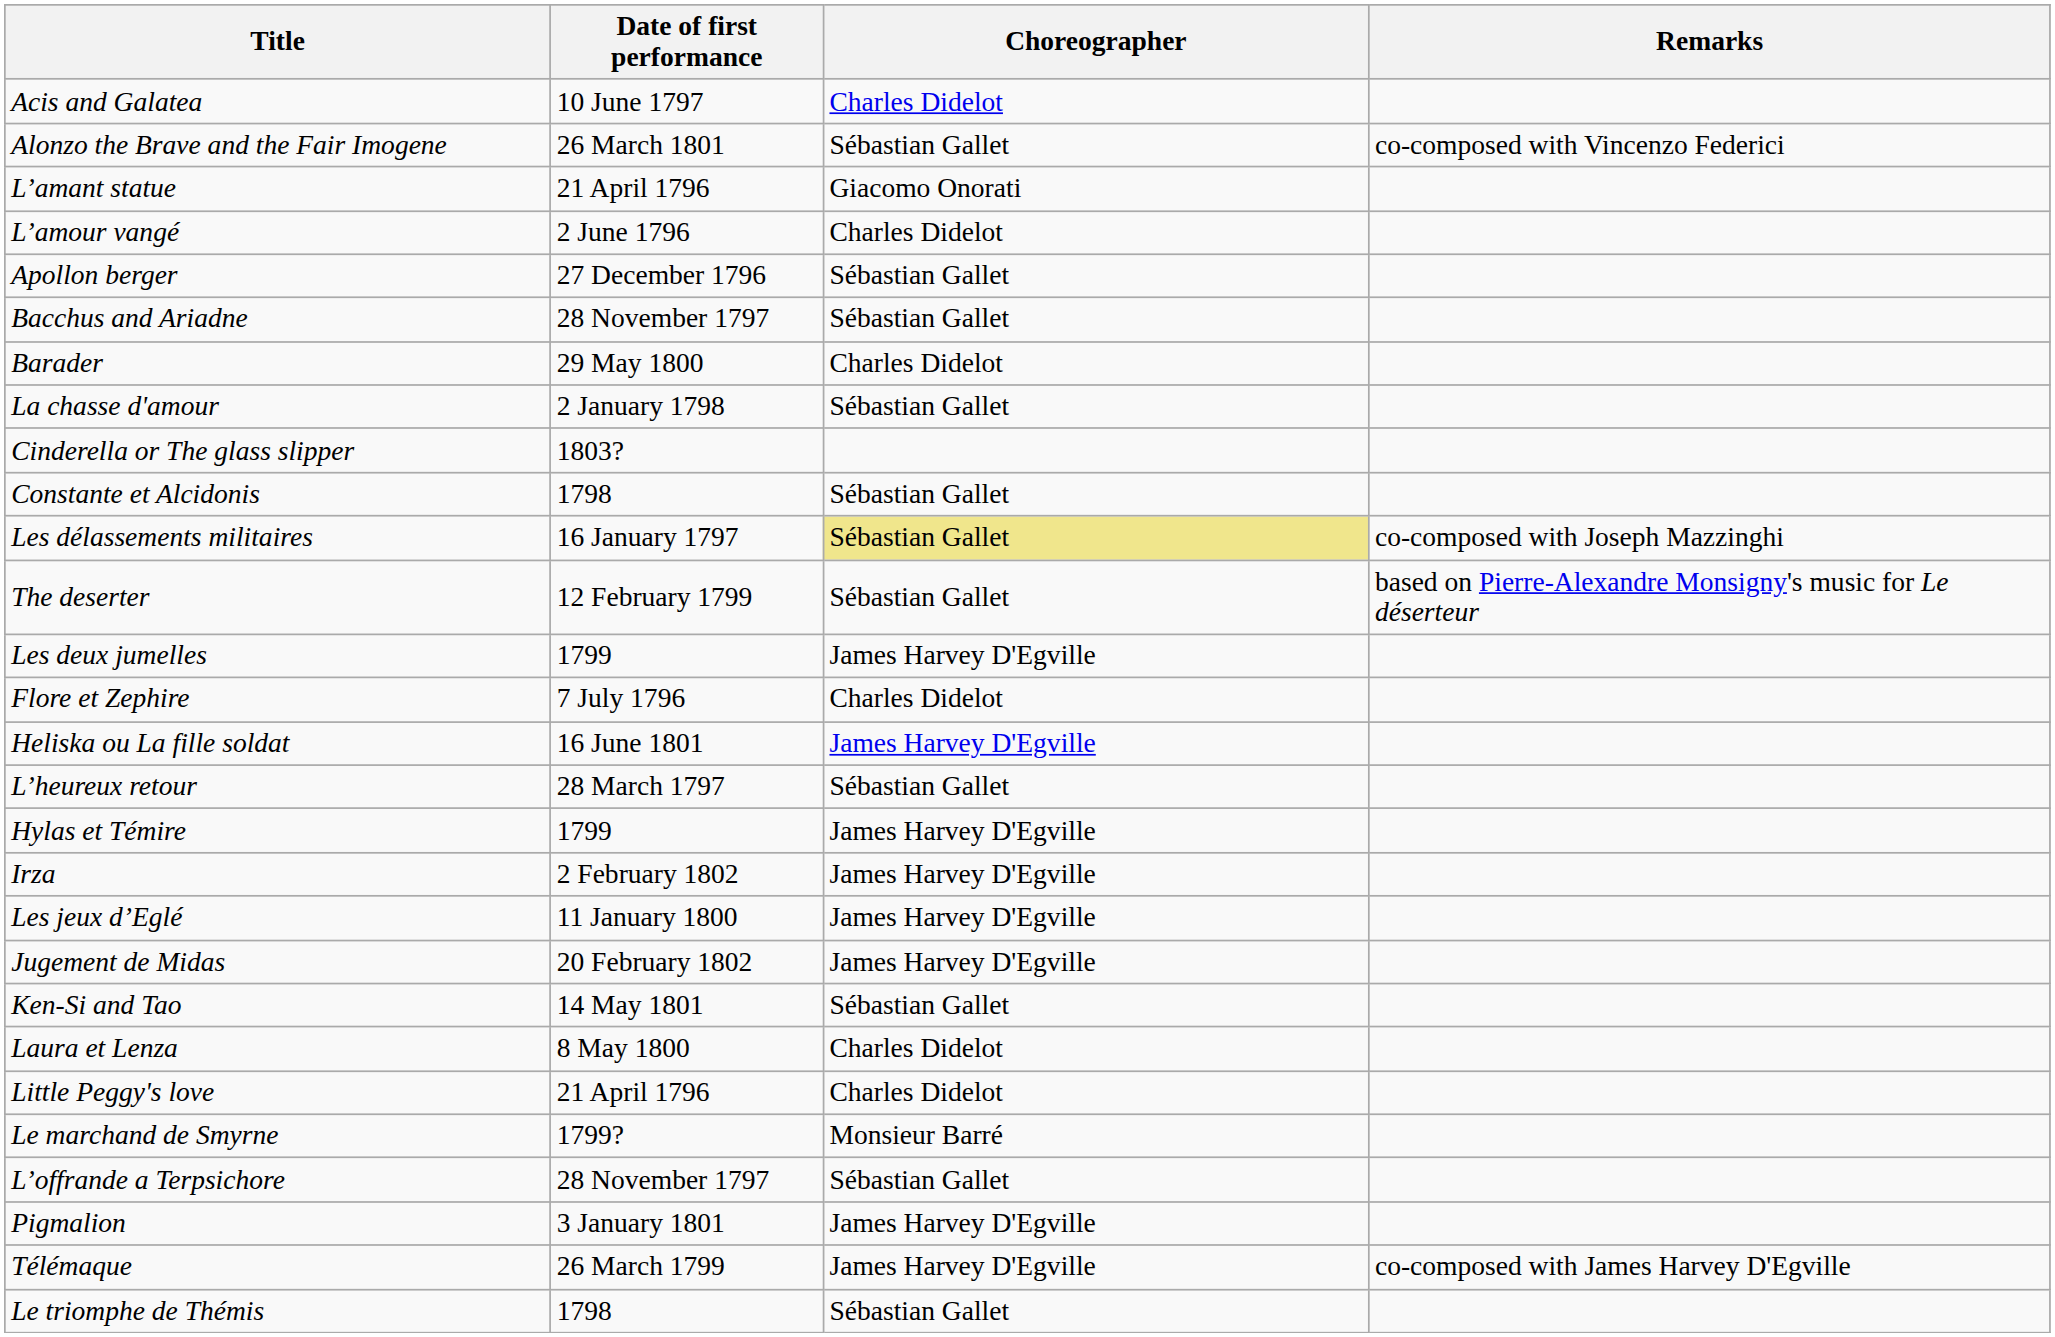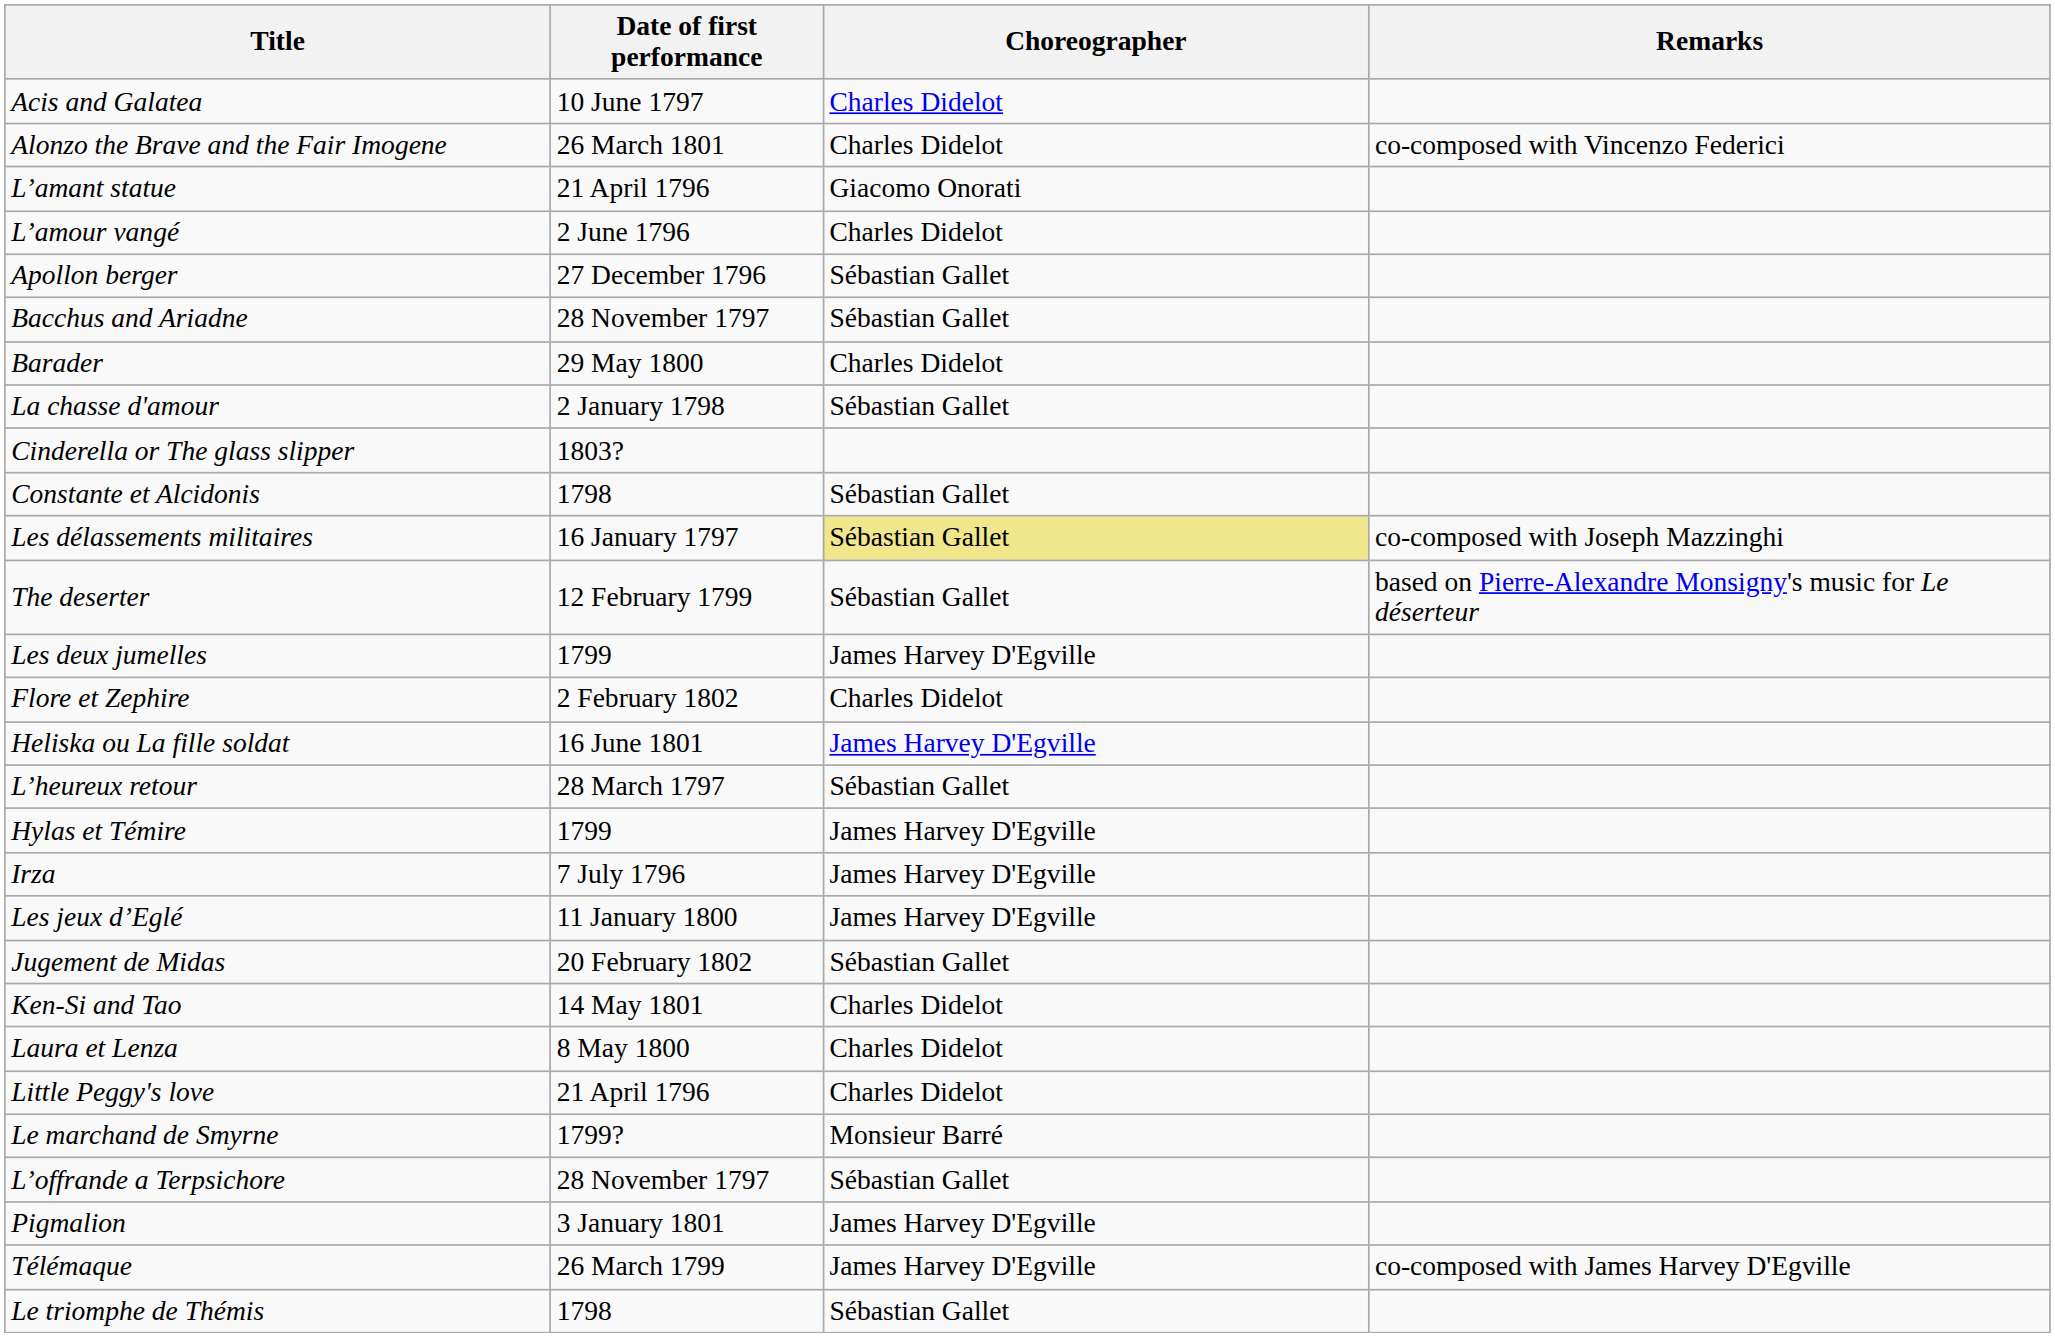(919, 144) Sébastian Gallet -> (916, 144) Charles Didelot
(621, 699) 7 July 1796 -> (648, 699) 2 February 1802
(648, 873) 2 February 1802 -> (621, 873) 7 July 1796
(963, 961) James Harvey D'Egville -> (919, 961) Sébastian Gallet
(919, 1004) Sébastian Gallet -> (916, 1004) Charles Didelot
